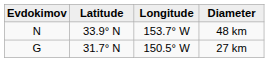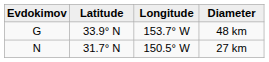(37, 31) N -> (37, 31) G
(37, 48) G -> (37, 48) N
